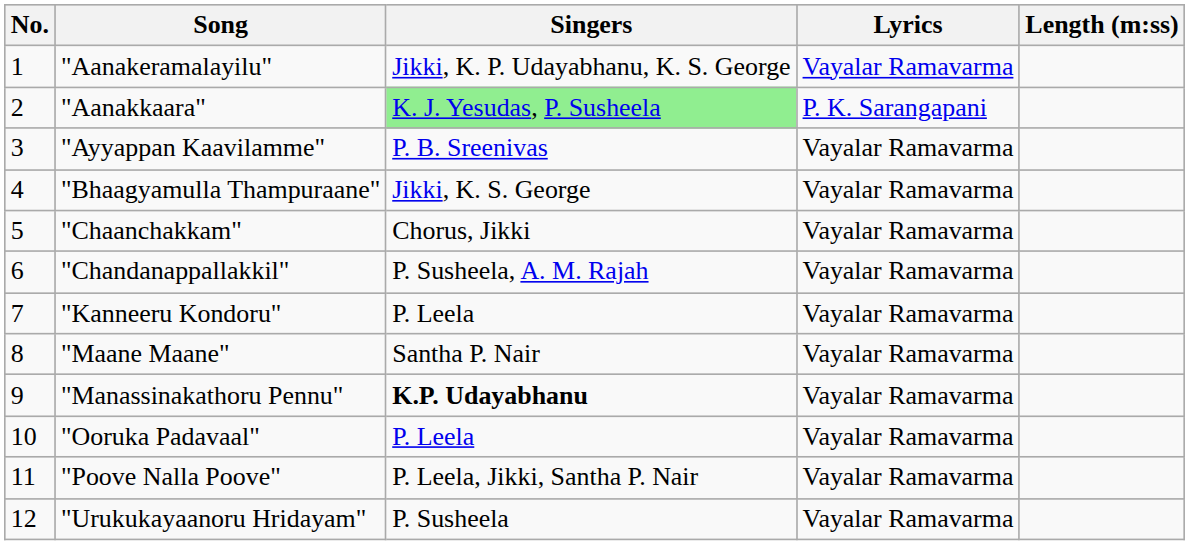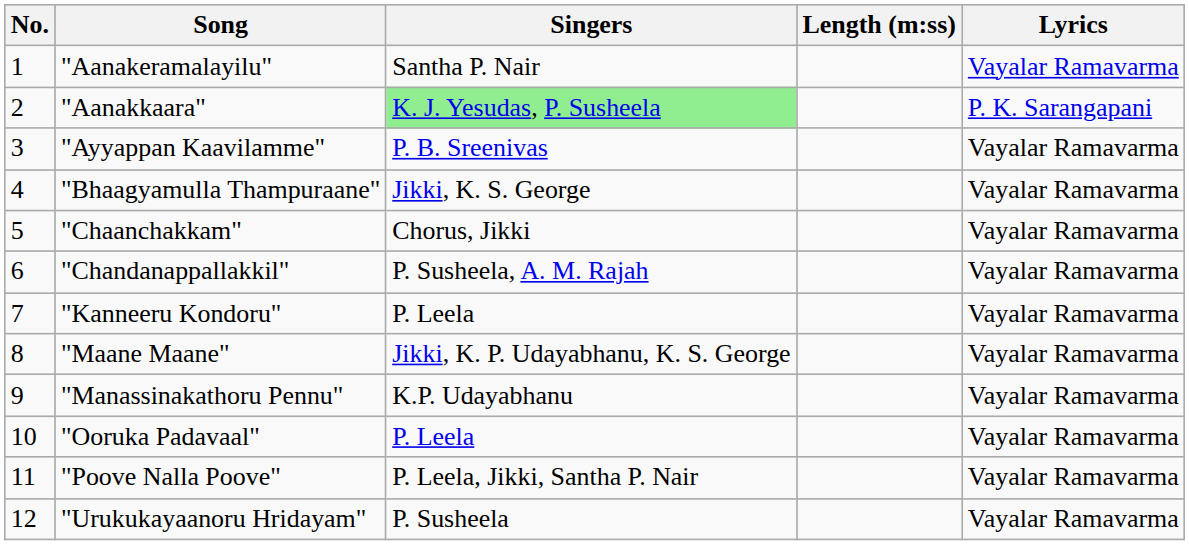columns swapped: (908, 25) <-> (1102, 25)
(591, 66) Jikki, K. P. Udayabhanu, K. S. George -> (466, 66) Santha P. Nair
(466, 353) Santha P. Nair -> (591, 353) Jikki, K. P. Udayabhanu, K. S. George
(490, 395) bold -> (483, 395) normal
